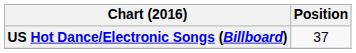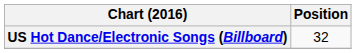(321, 37) 37 -> (321, 37) 32
